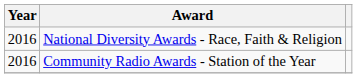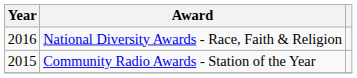(22, 61) 2016 -> (22, 61) 2015
